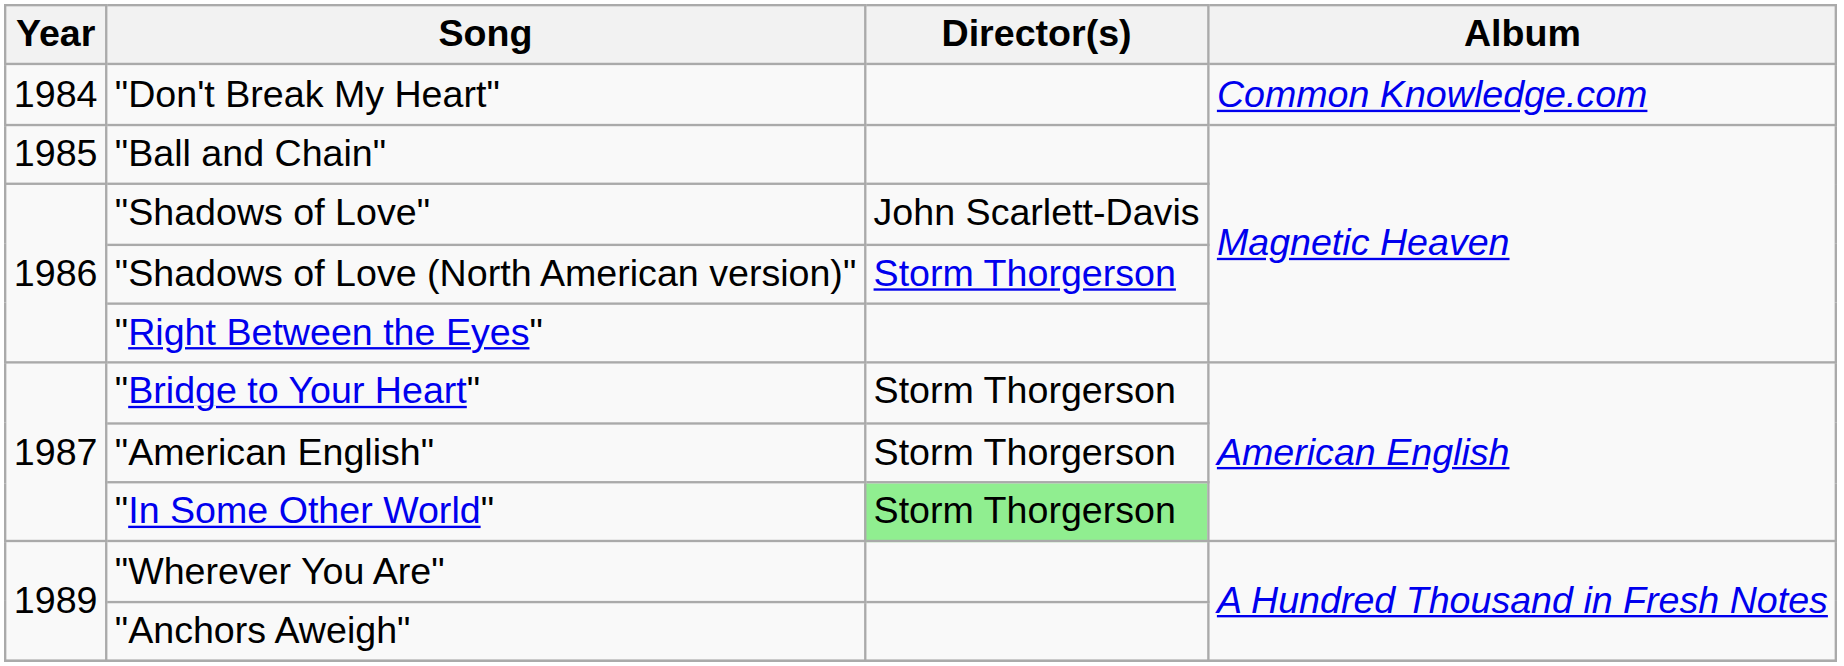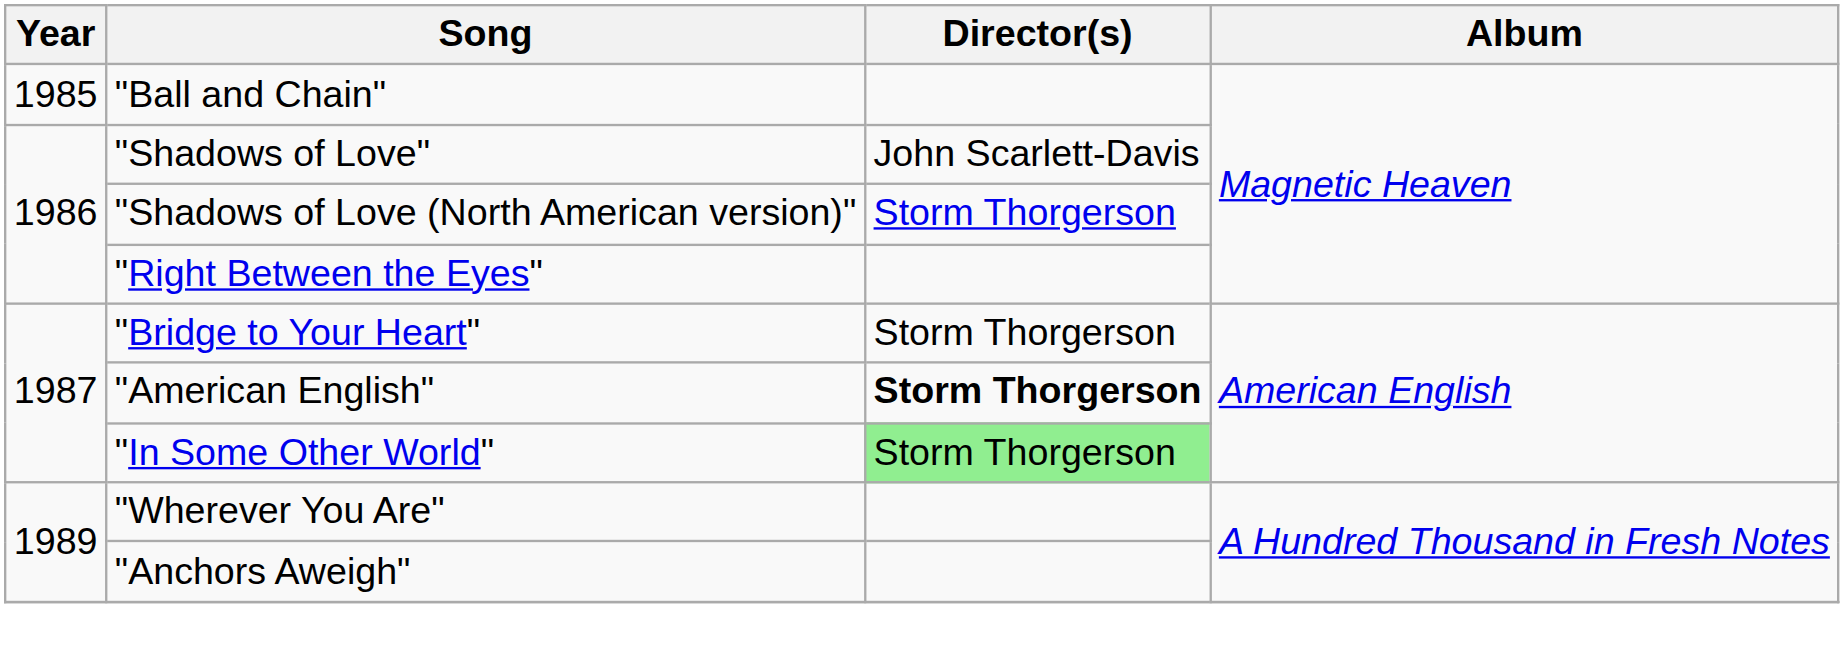- row: (307, 93)
(1025, 451) normal -> (1038, 392) bold
